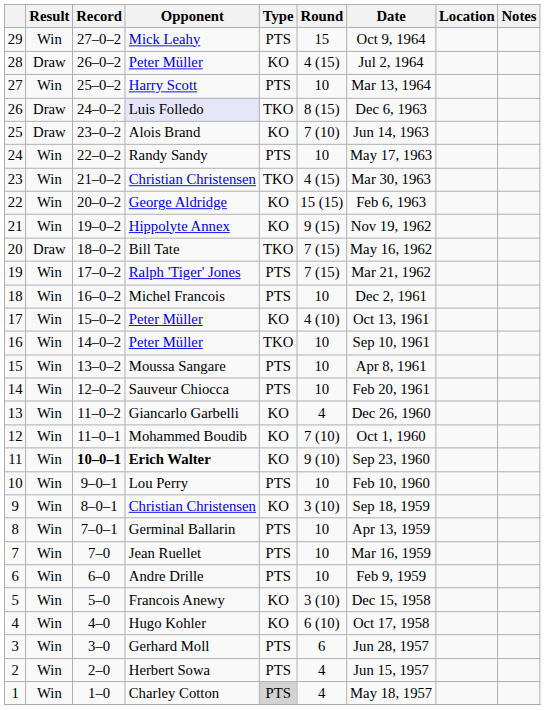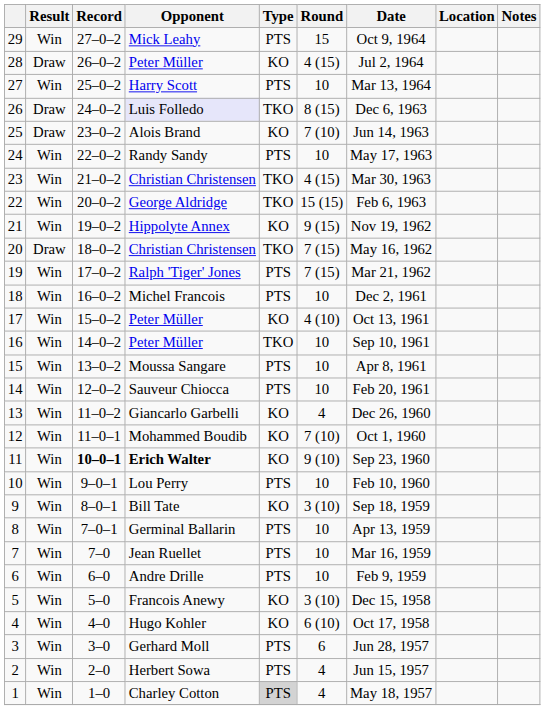(278, 202) KO -> (278, 202) TKO
(154, 249) Bill Tate -> (192, 249) Christian Christensen
(192, 506) Christian Christensen -> (154, 506) Bill Tate
